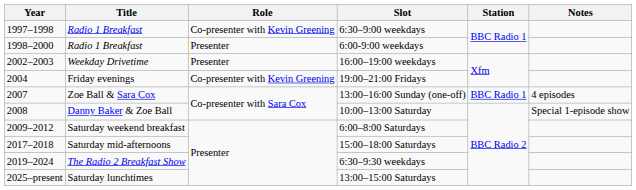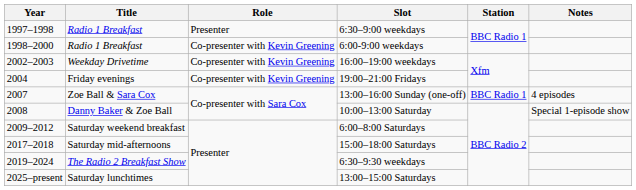(262, 29) Co-presenter with Kevin Greening -> (210, 29) Presenter
(210, 45) Presenter -> (262, 45) Co-presenter with Kevin Greening
(210, 62) Presenter -> (262, 62) Co-presenter with Kevin Greening
